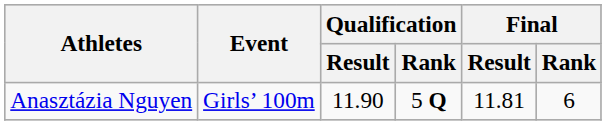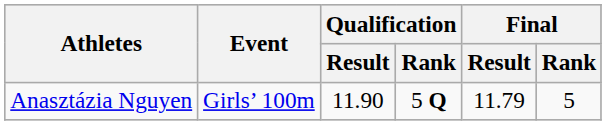(499, 101) 11.81 -> (499, 101) 11.79
(569, 101) 6 -> (569, 101) 5
